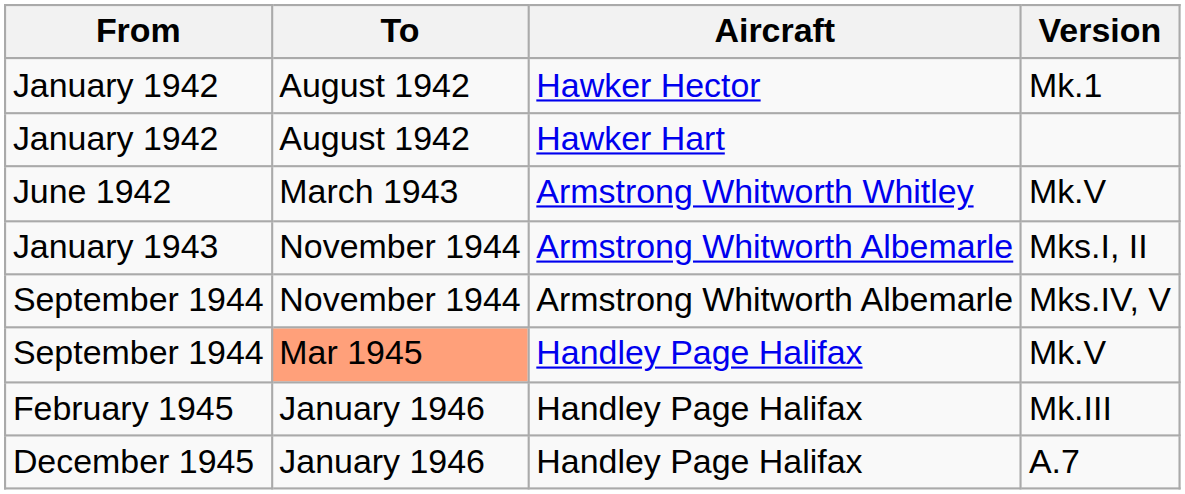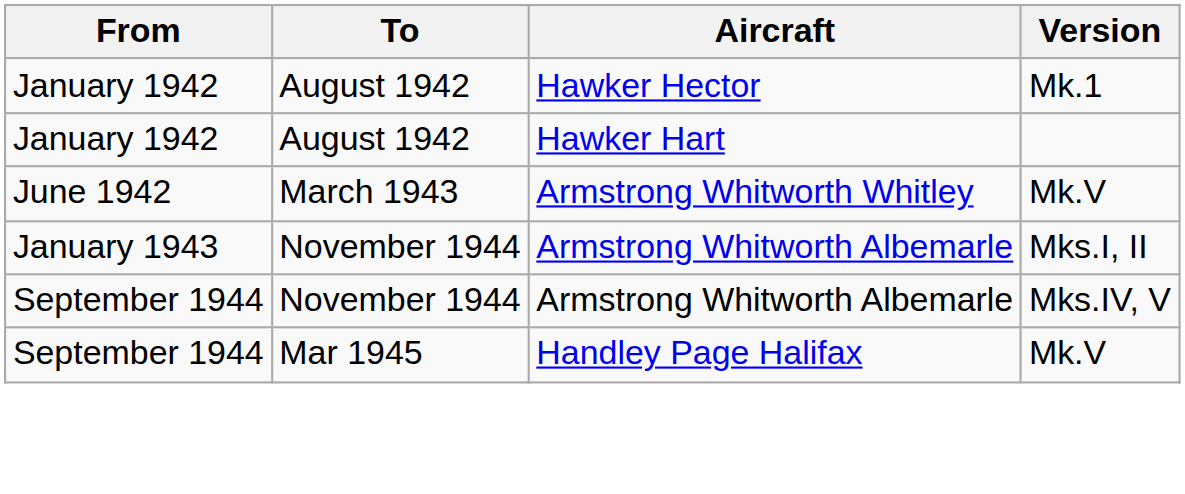(351, 354) lightsalmon background -> (351, 354) no background
- row: (123, 407)
- row: (134, 461)
